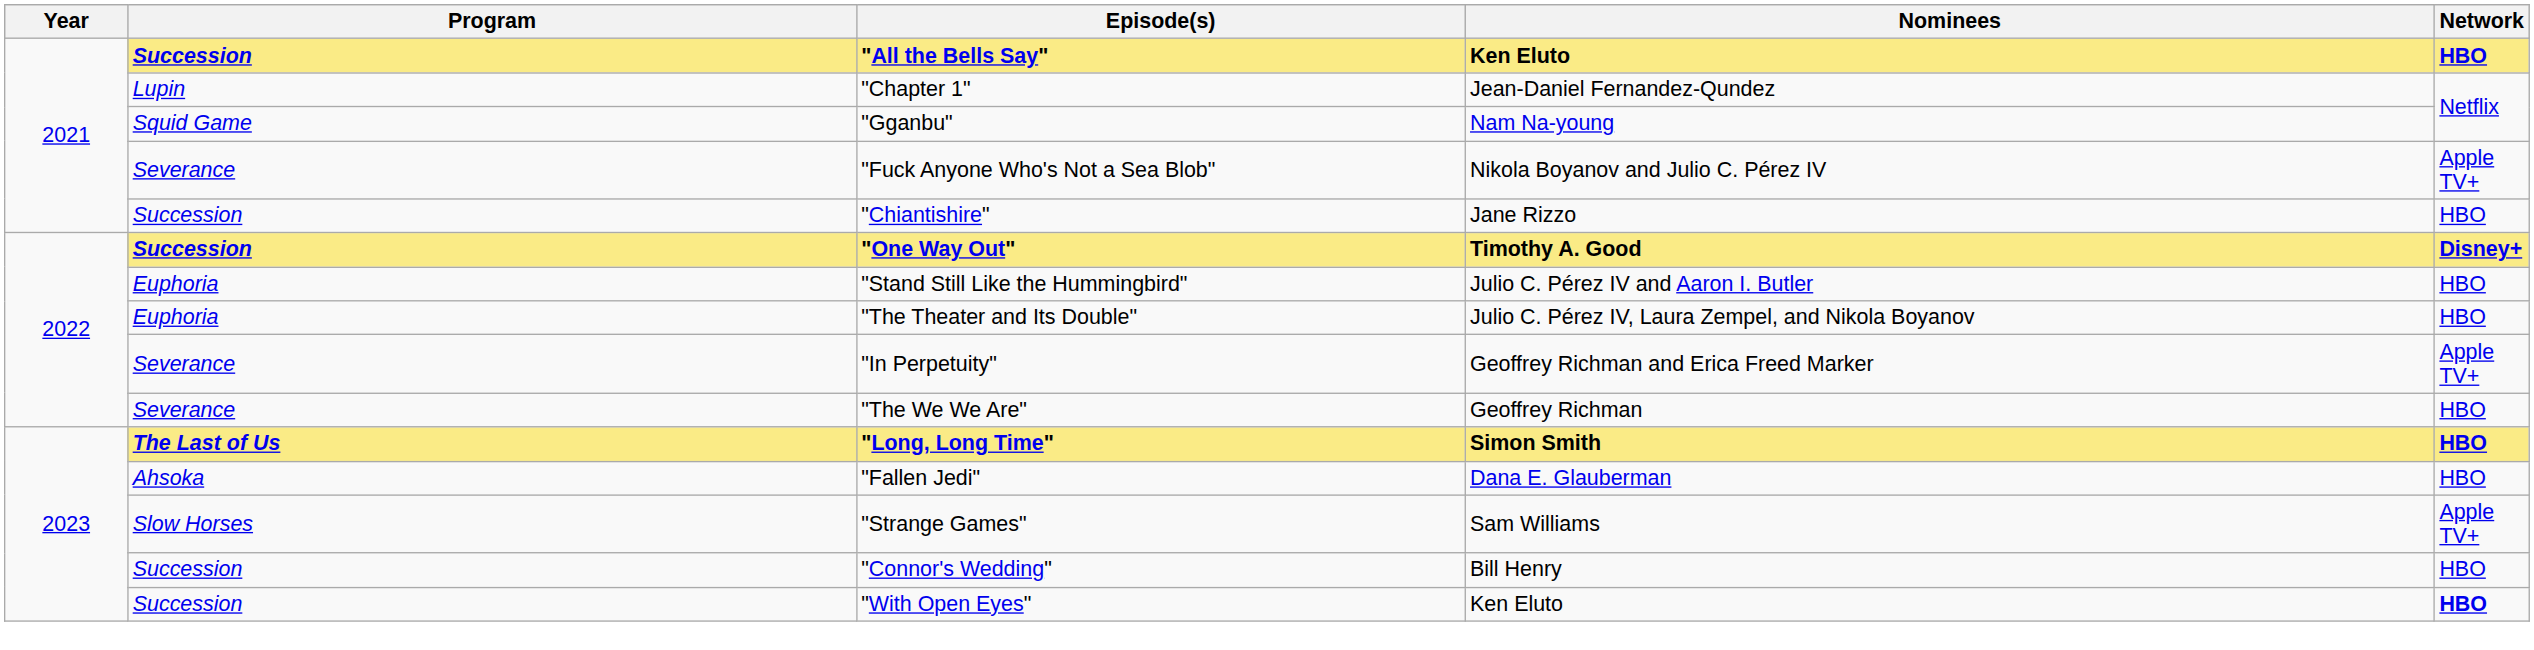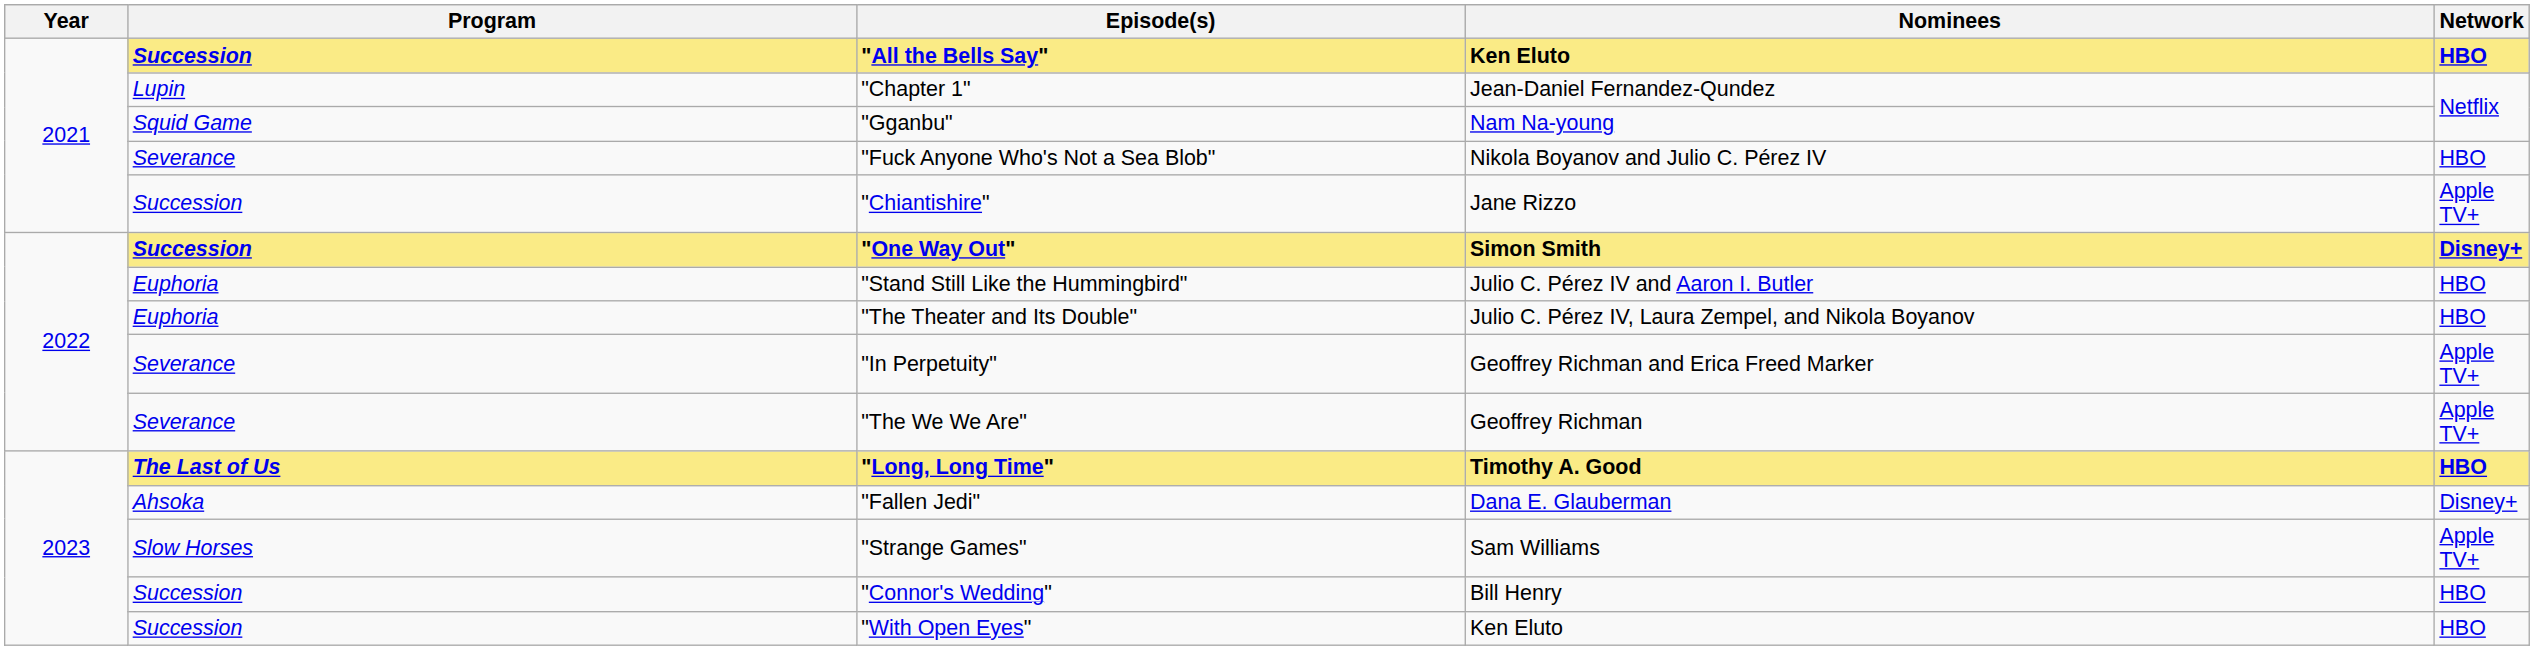(2467, 169) Apple TV+ -> (2463, 157) HBO
(2463, 215) HBO -> (2467, 203) Apple TV+
(1556, 249) Timothy A. Good -> (1536, 249) Simon Smith
(2463, 409) HBO -> (2467, 421) Apple TV+
(1536, 443) Simon Smith -> (1556, 467) Timothy A. Good
(2463, 477) HBO -> (2478, 501) Disney+
(2463, 603) bold -> (2463, 628) normal
